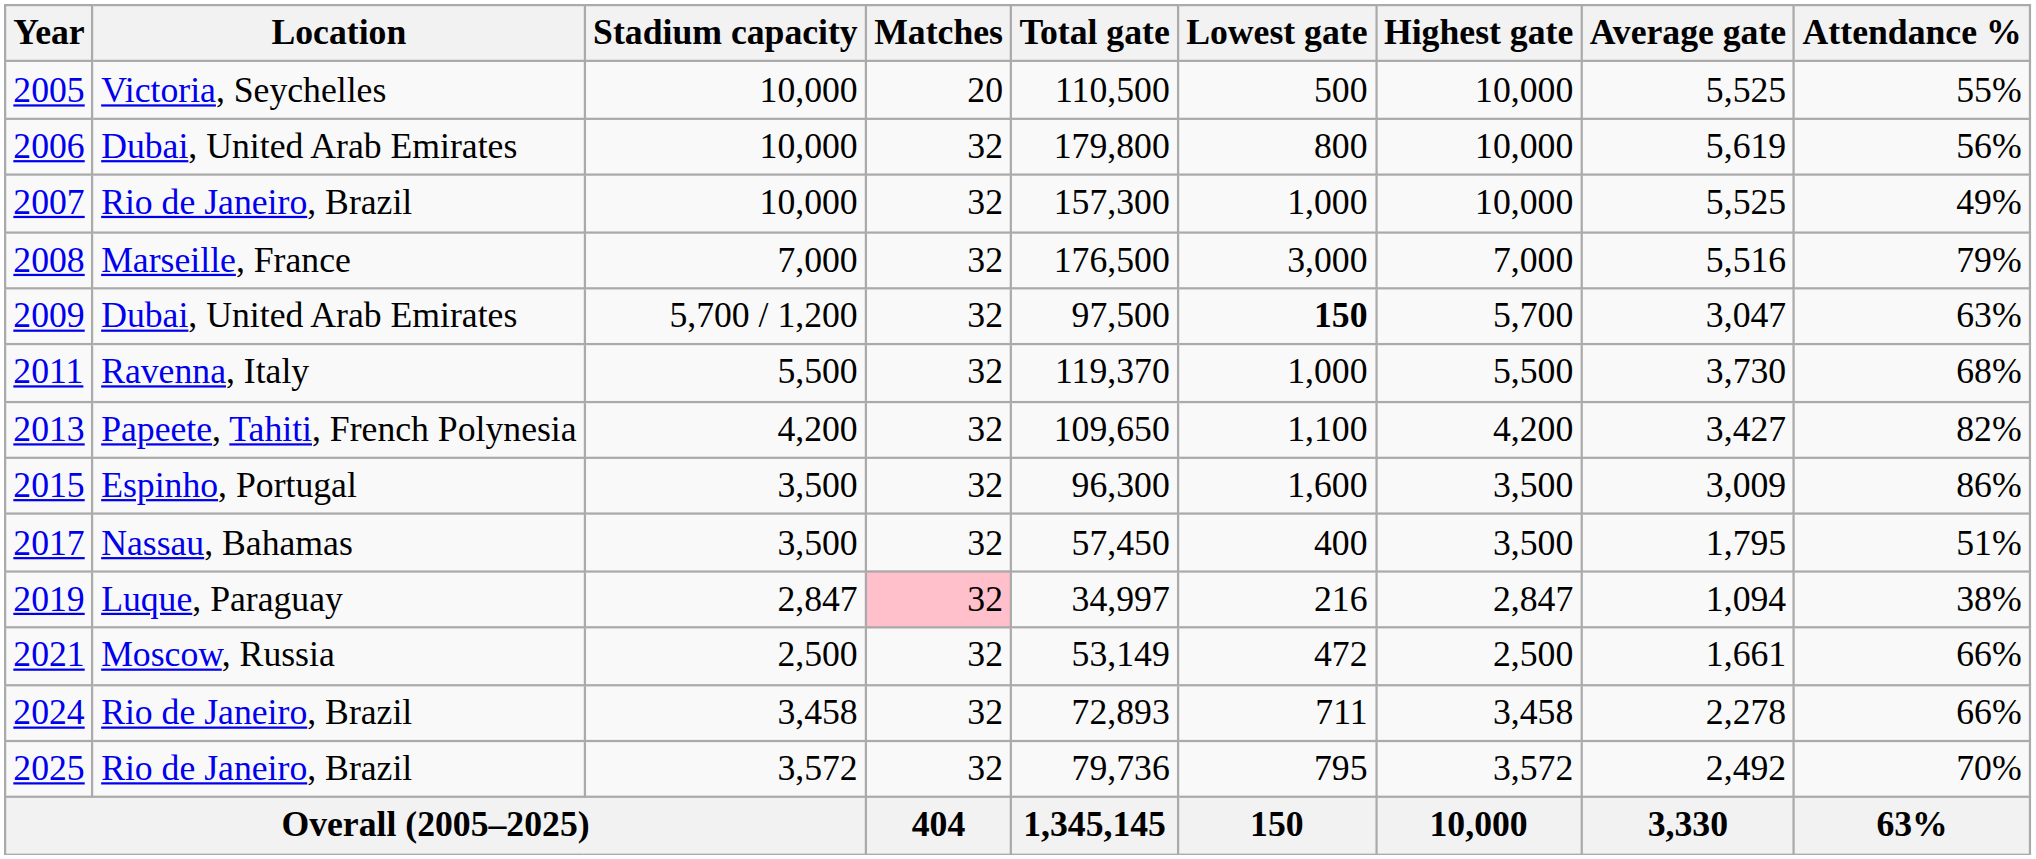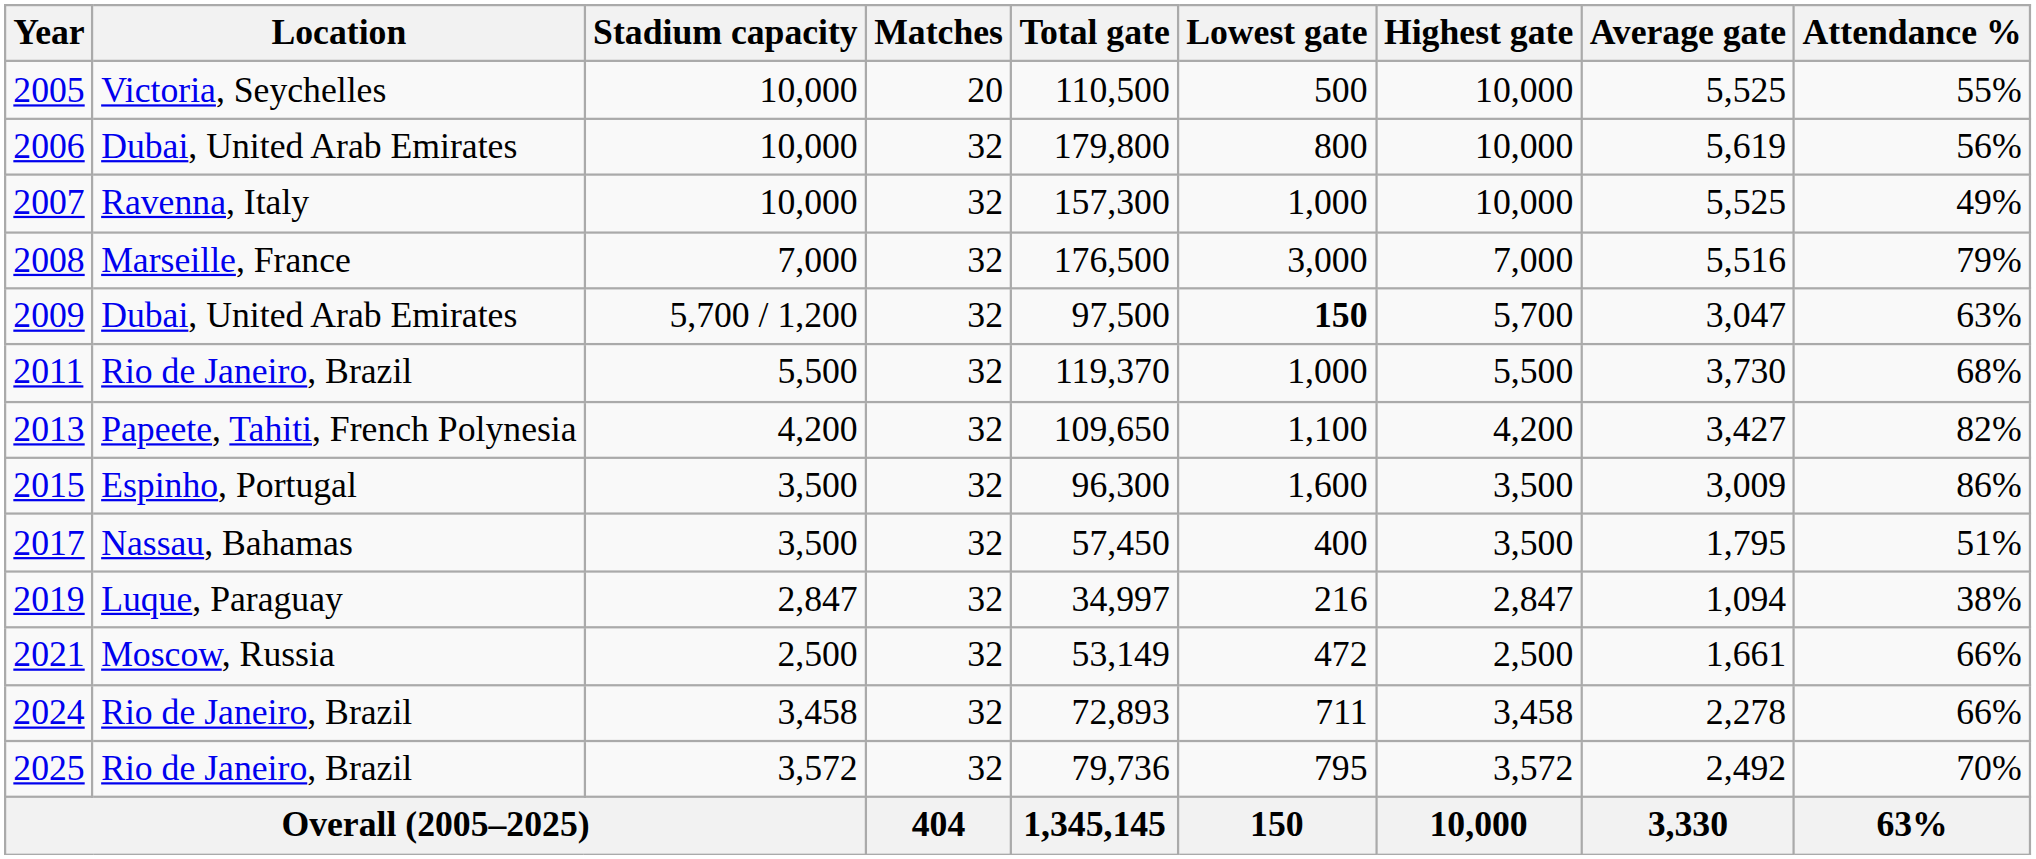(257, 202) Rio de Janeiro, Brazil -> (205, 202) Ravenna, Italy
(205, 372) Ravenna, Italy -> (257, 372) Rio de Janeiro, Brazil
(985, 598) pink background -> (985, 598) no background
